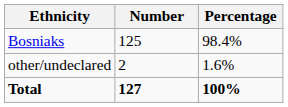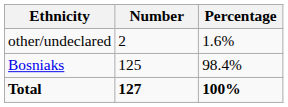rows swapped: (36, 41) <-> (60, 65)
